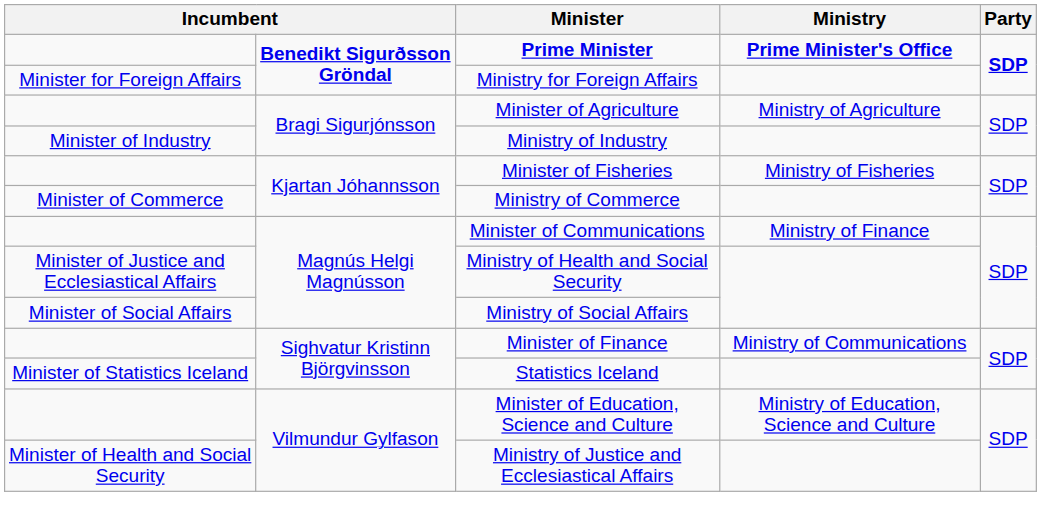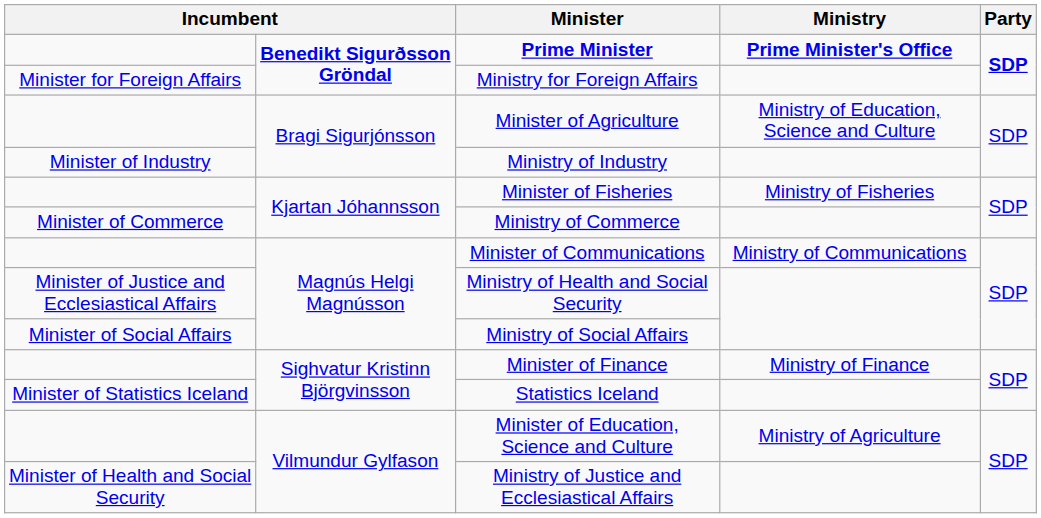(850, 110) Ministry of Agriculture -> (850, 120) Ministry of Education, Science and Culture
(850, 230) Ministry of Finance -> (850, 252) Ministry of Communications
(850, 342) Ministry of Communications -> (850, 364) Ministry of Finance
(850, 414) Ministry of Education, Science and Culture -> (850, 435) Ministry of Agriculture
